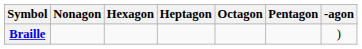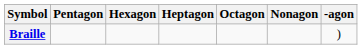columns swapped: (293, 14) <-> (77, 14)
